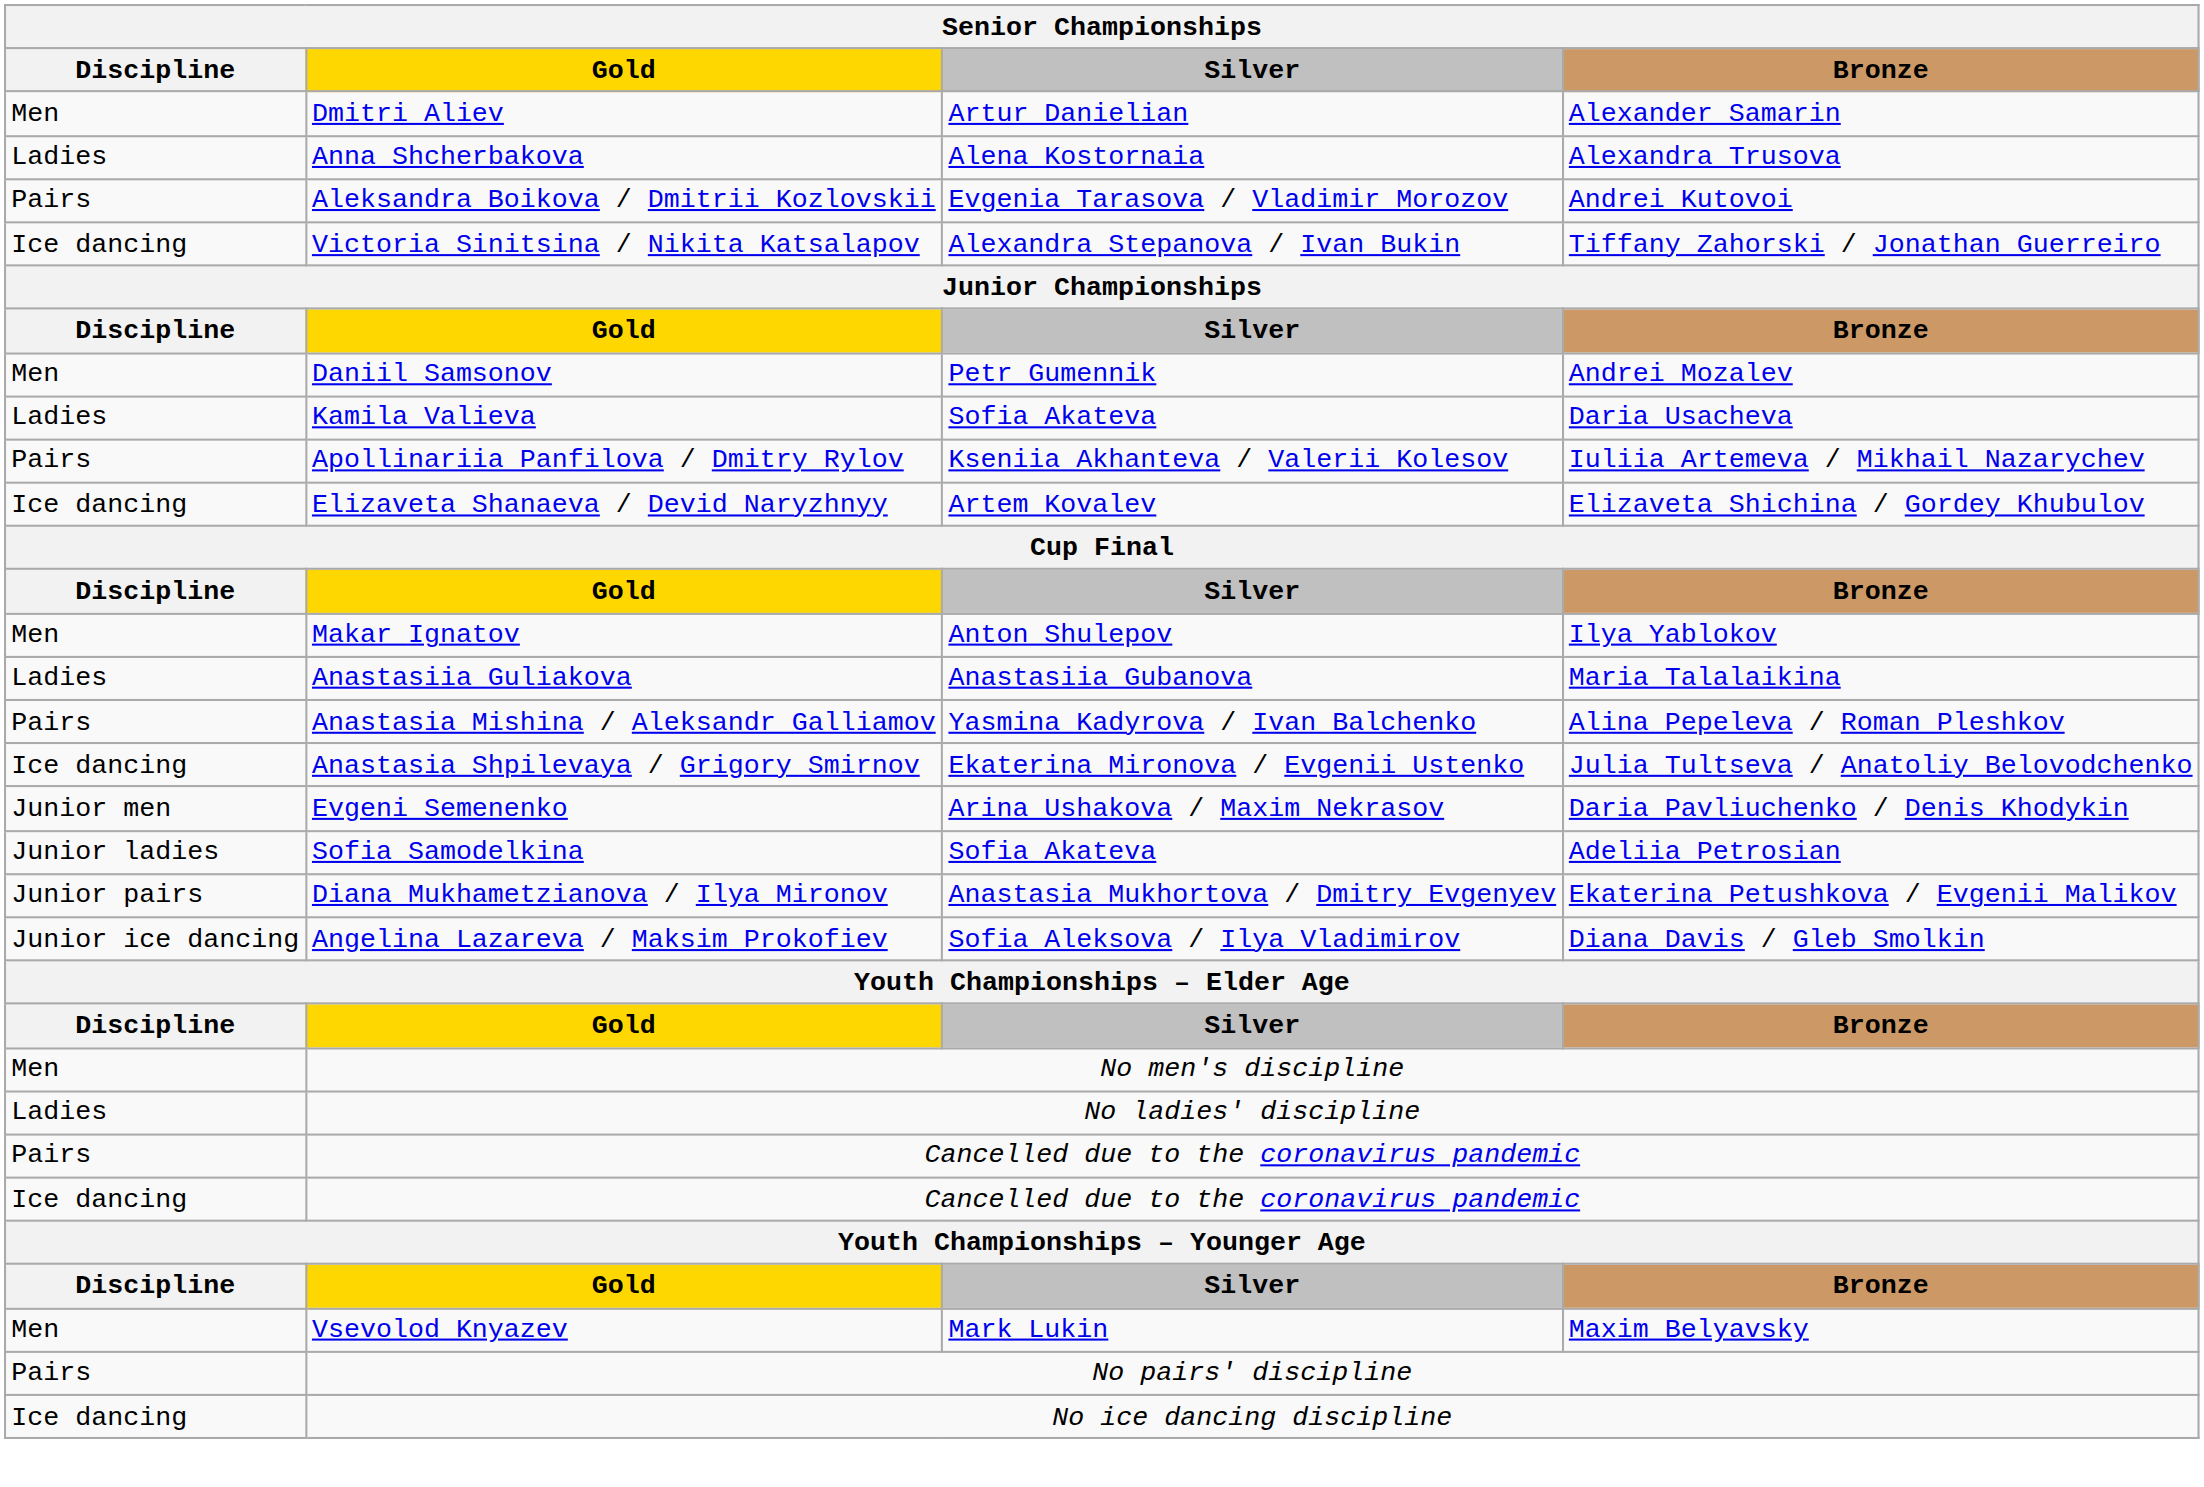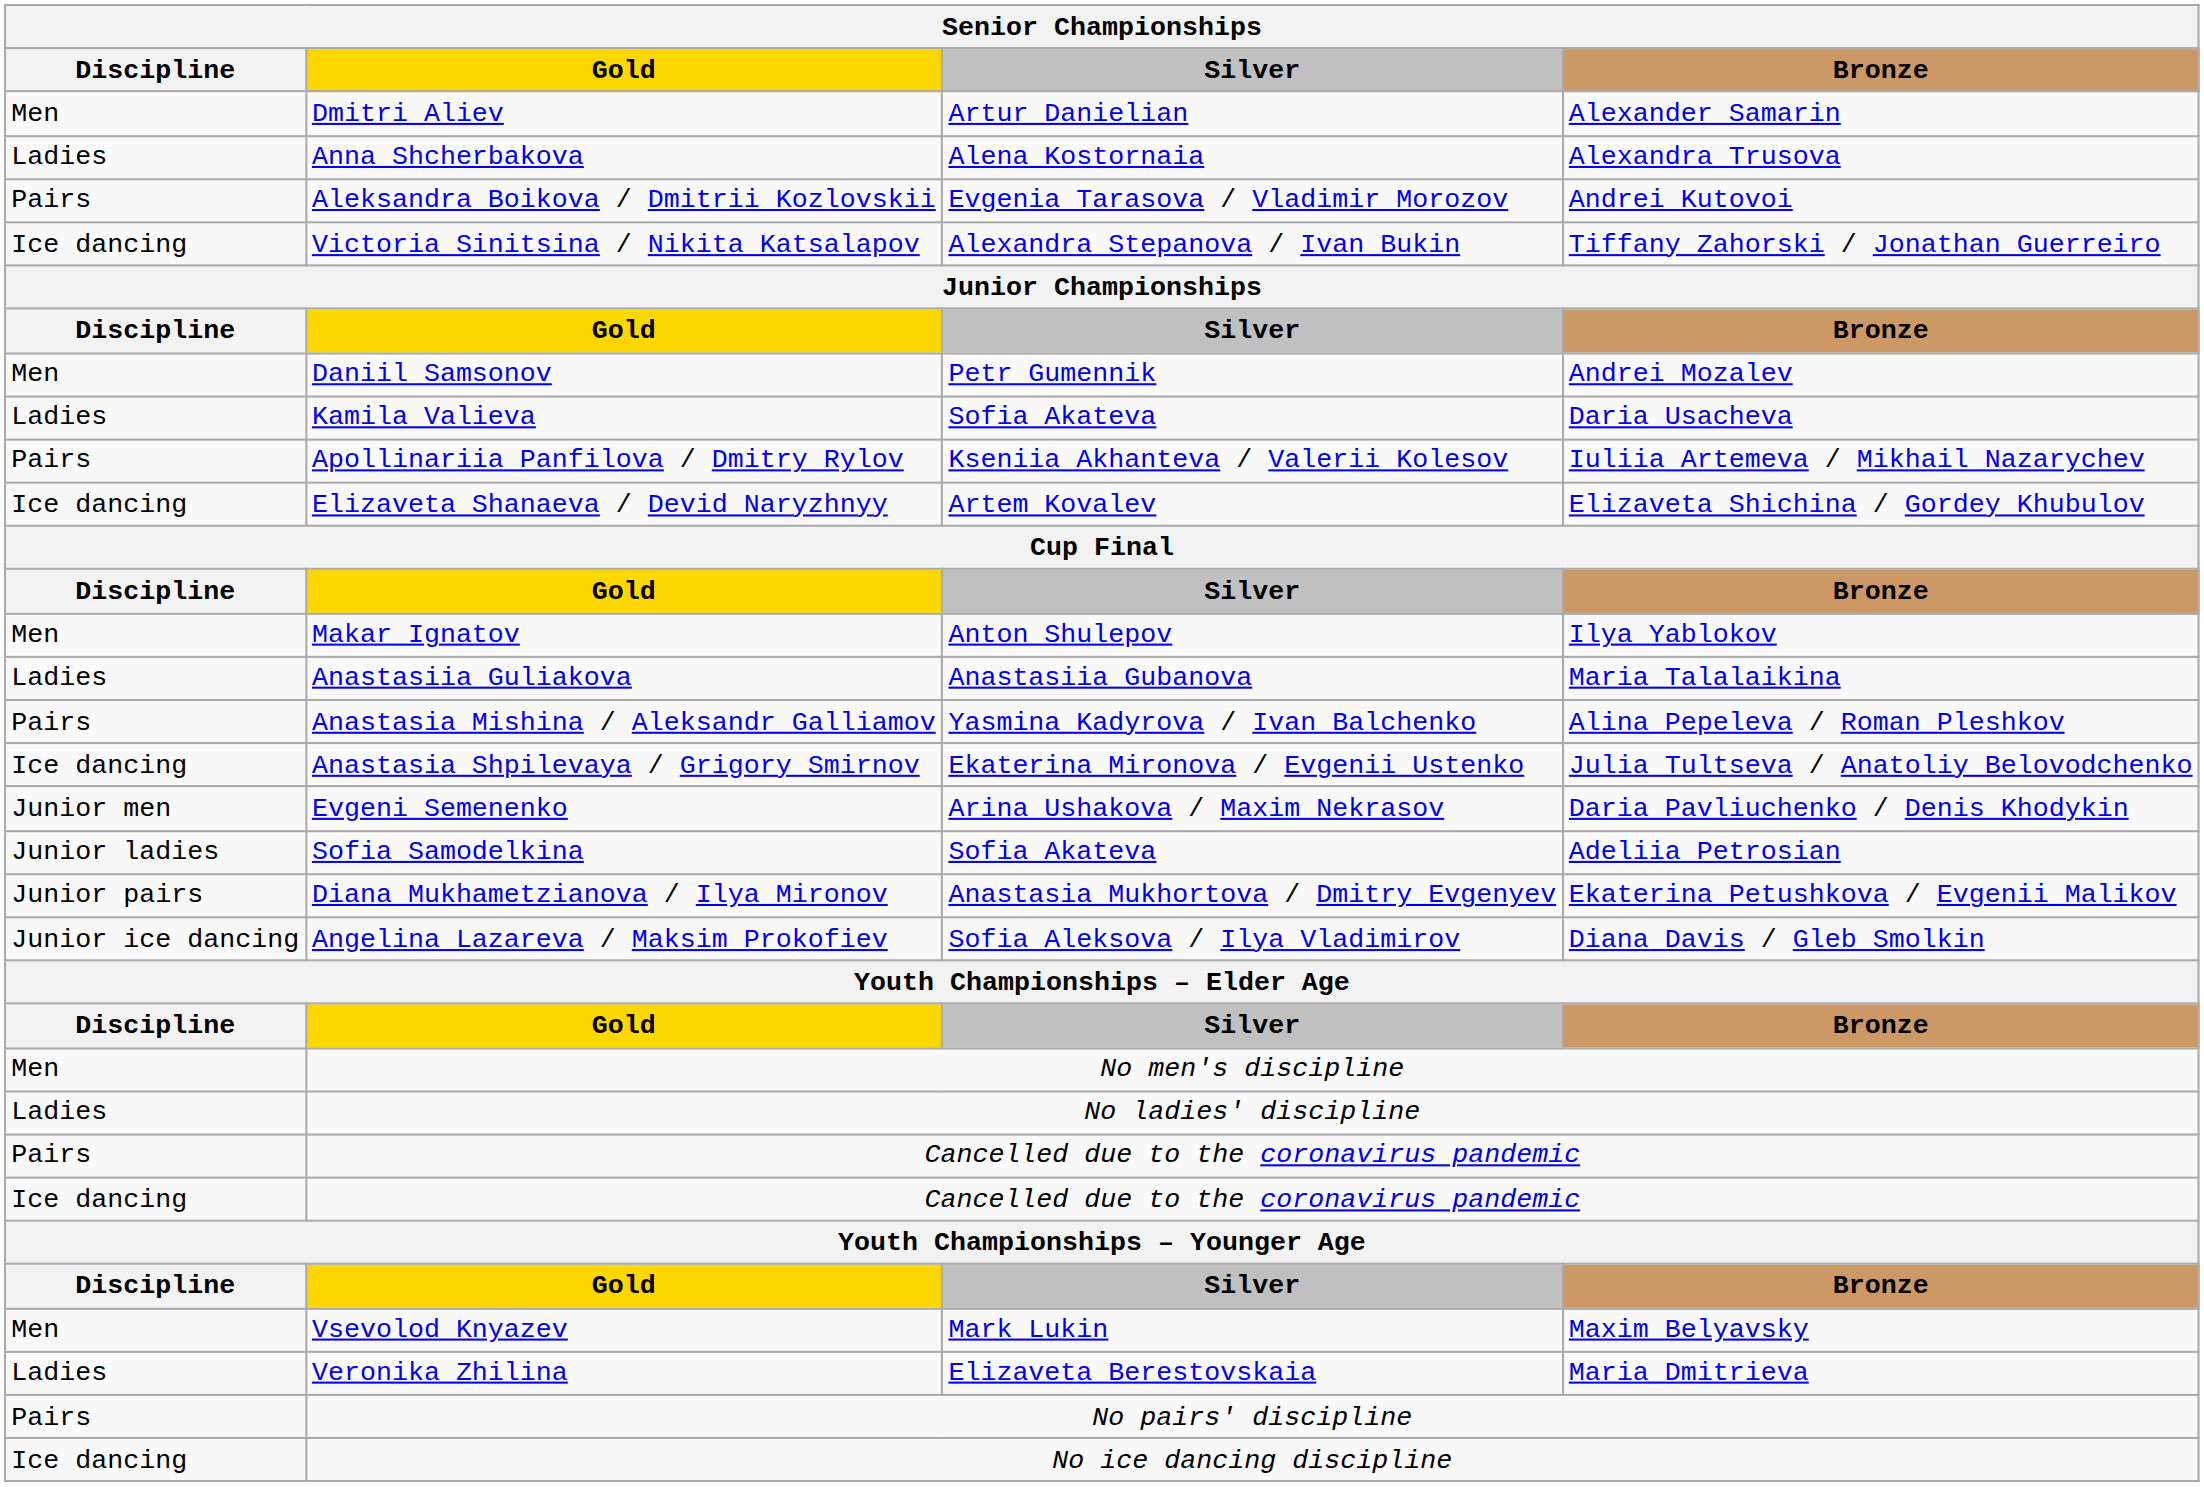+ row: (59, 1373)
